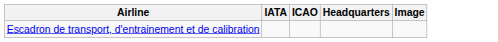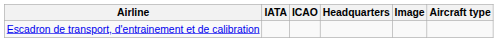+ column: (460, 12)
